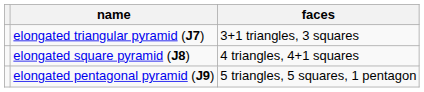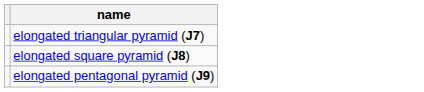- column: (318, 14)
